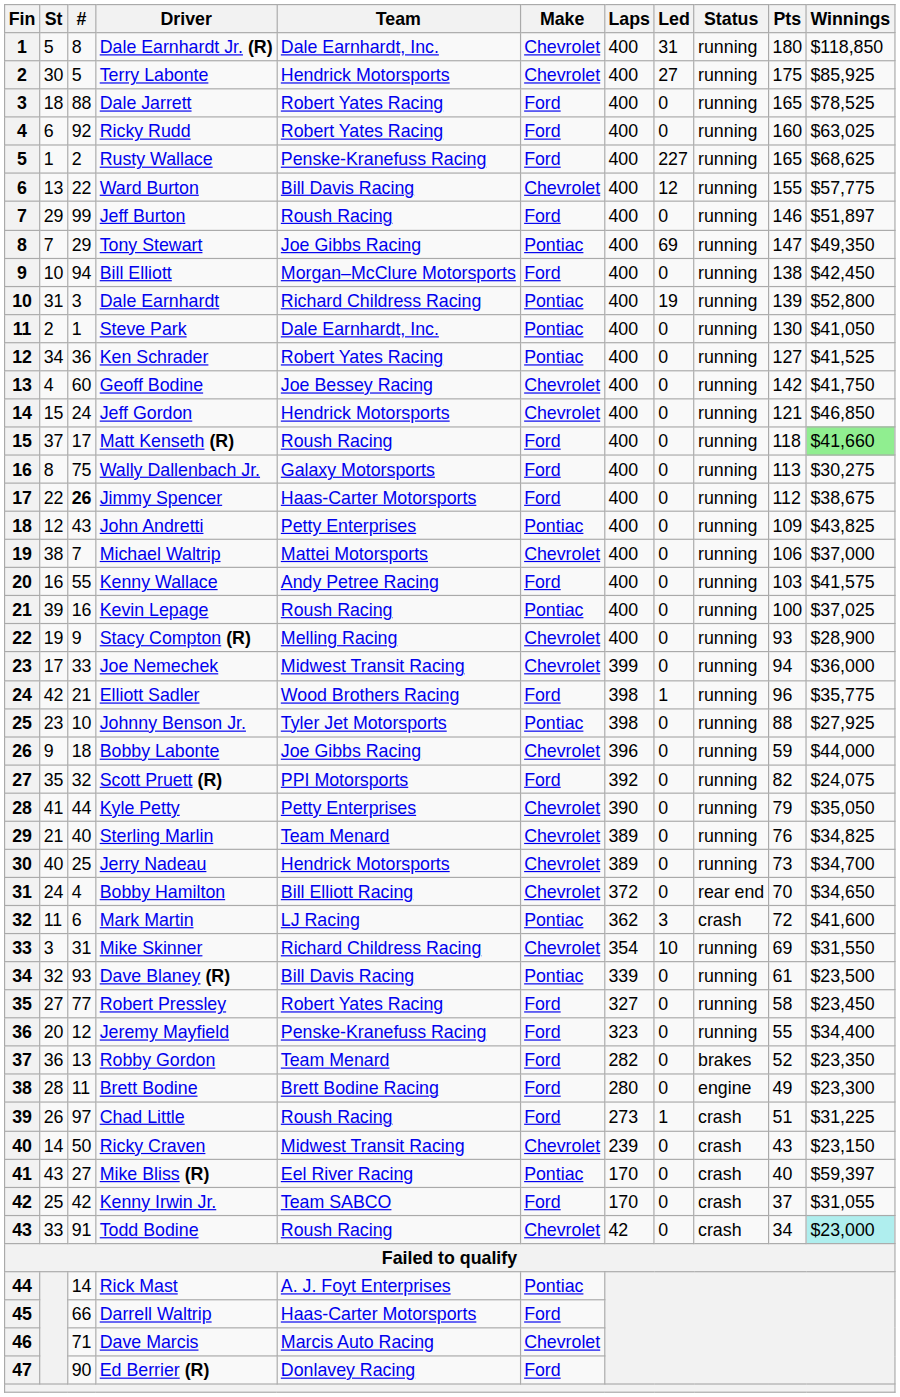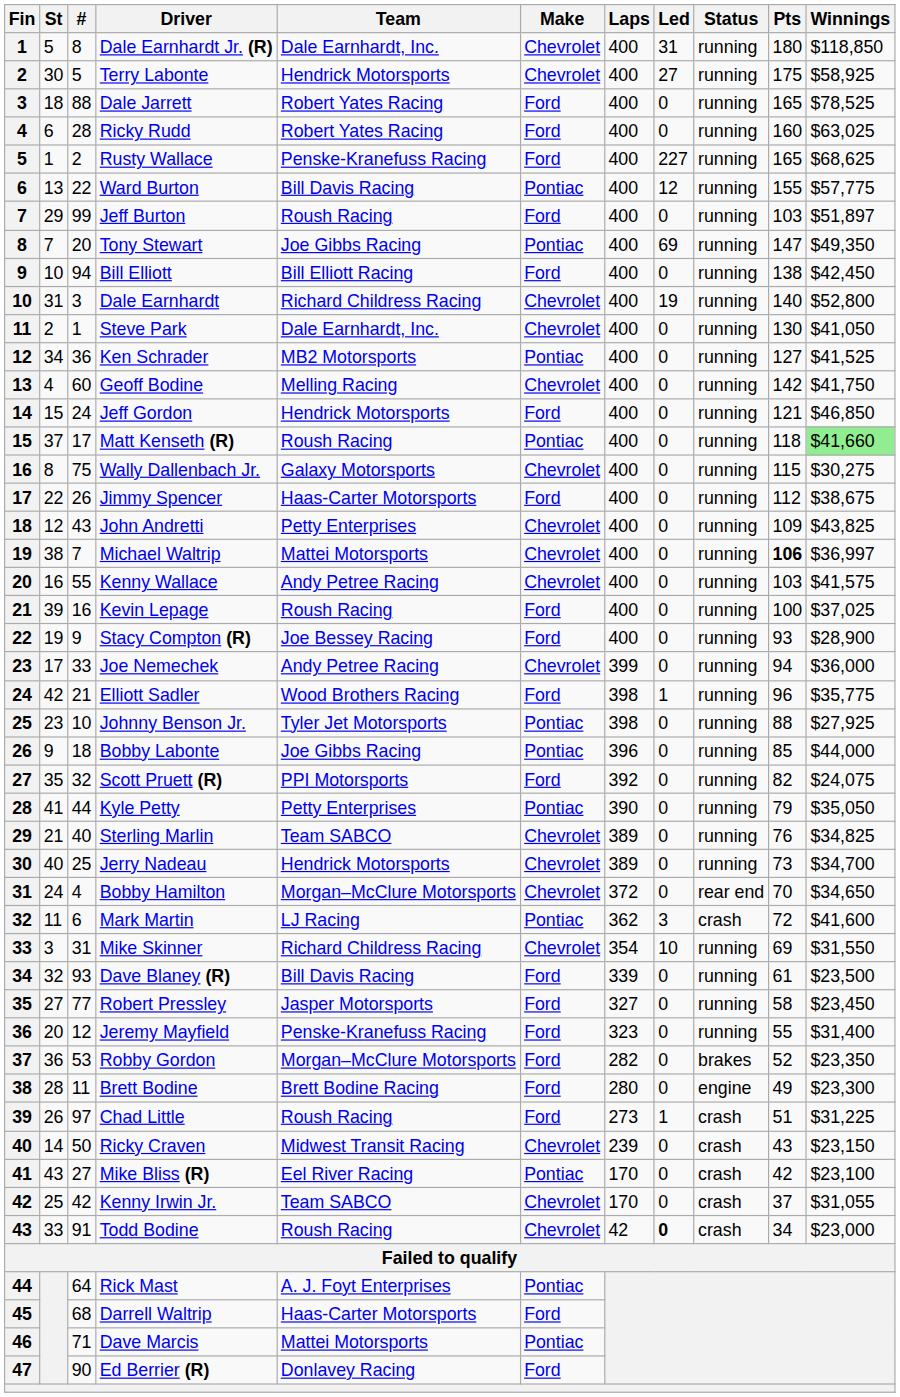(843, 75) $85,925 -> (843, 75) $58,925
(82, 131) 92 -> (82, 131) 28
(562, 188) Chevrolet -> (554, 188) Pontiac
(787, 216) 146 -> (787, 216) 103
(82, 244) 29 -> (82, 244) 20
(398, 272) Morgan–McClure Motorsports -> (347, 272) Bill Elliott Racing
(554, 300) Pontiac -> (562, 300) Chevrolet
(787, 300) 139 -> (787, 300) 140
(554, 329) Pontiac -> (562, 329) Chevrolet
(362, 357) Robert Yates Racing -> (348, 357) MB2 Motorsports
(357, 385) Joe Bessey Racing -> (339, 385) Melling Racing
(562, 413) Chevrolet -> (542, 413) Ford
(542, 441) Ford -> (554, 441) Pontiac
(542, 469) Ford -> (562, 469) Chevrolet
(787, 469) 113 -> (787, 469) 115
(82, 497) bold -> (82, 497) normal
(554, 526) Pontiac -> (562, 526) Chevrolet
(787, 554) normal -> (787, 554) bold
(843, 554) $37,000 -> (843, 554) $36,997
(542, 582) Ford -> (562, 582) Chevrolet
(554, 610) Pontiac -> (542, 610) Ford
(339, 638) Melling Racing -> (357, 638) Joe Bessey Racing
(562, 638) Chevrolet -> (542, 638) Ford
(373, 666) Midwest Transit Racing -> (360, 666) Andy Petree Racing
(562, 751) Chevrolet -> (554, 751) Pontiac
(782, 751) 59 -> (782, 751) 85
(562, 807) Chevrolet -> (554, 807) Pontiac
(335, 835) Team Menard -> (336, 835) Team SABCO
(347, 892) Bill Elliott Racing -> (398, 892) Morgan–McClure Motorsports
(554, 976) Pontiac -> (542, 976) Ford
(362, 1004) Robert Yates Racing -> (357, 1004) Jasper Motorsports
(843, 1032) $34,400 -> (843, 1032) $31,400
(82, 1061) 13 -> (82, 1061) 53
(335, 1061) Team Menard -> (398, 1061) Morgan–McClure Motorsports
(782, 1173) 40 -> (782, 1173) 42
(843, 1173) $59,397 -> (843, 1173) $23,100
(542, 1201) Ford -> (562, 1201) Chevrolet
(663, 1229) normal -> (663, 1229) bold
(843, 1229) paleturquoise background -> (843, 1229) no background
(82, 1286) 14 -> (82, 1286) 64
(82, 1314) 66 -> (82, 1314) 68
(357, 1342) Marcis Auto Racing -> (354, 1342) Mattei Motorsports
(562, 1342) Chevrolet -> (554, 1342) Pontiac
